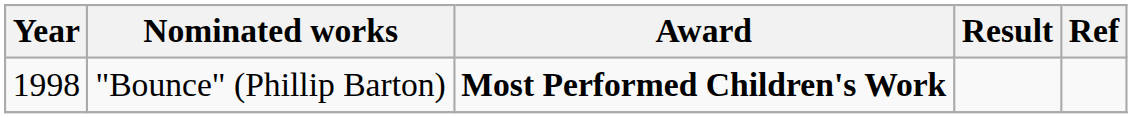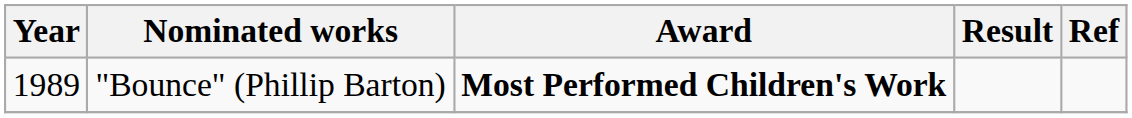(46, 84) 1998 -> (46, 84) 1989
